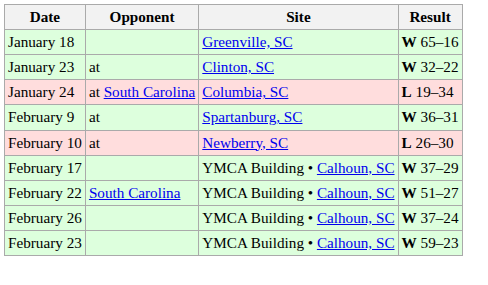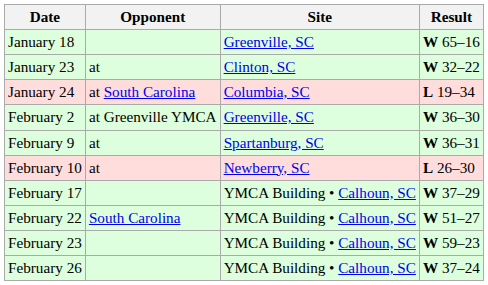+ row: (41, 117)
rows swapped: (45, 242) <-> (45, 217)
